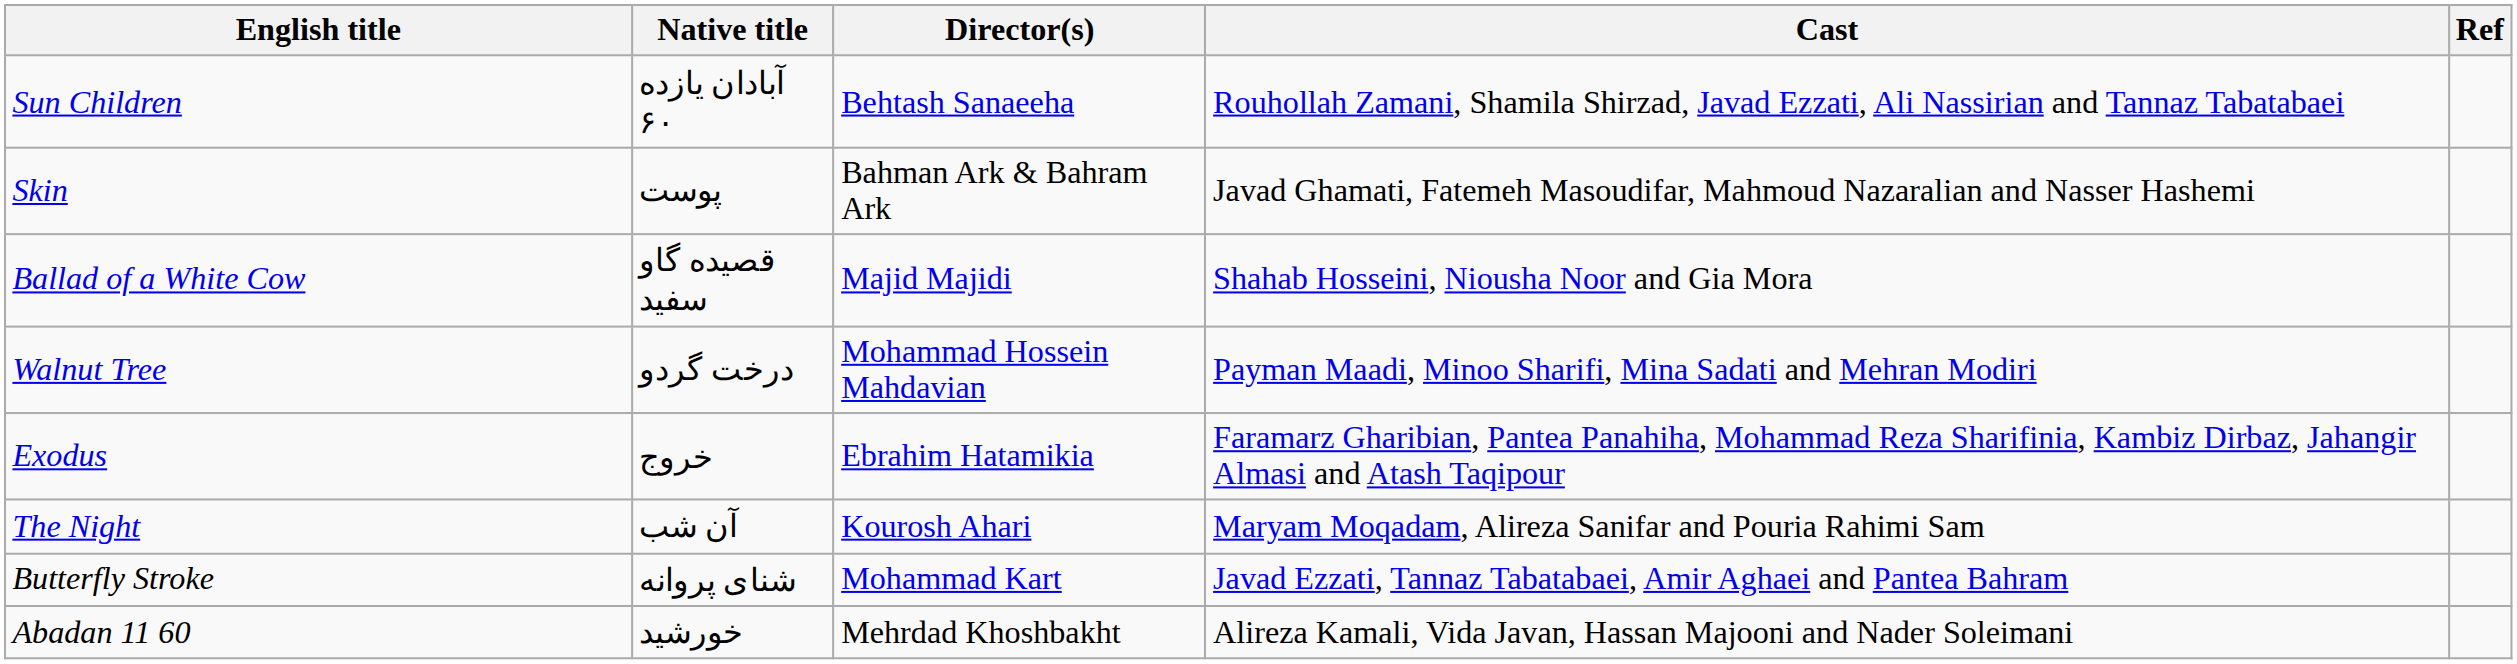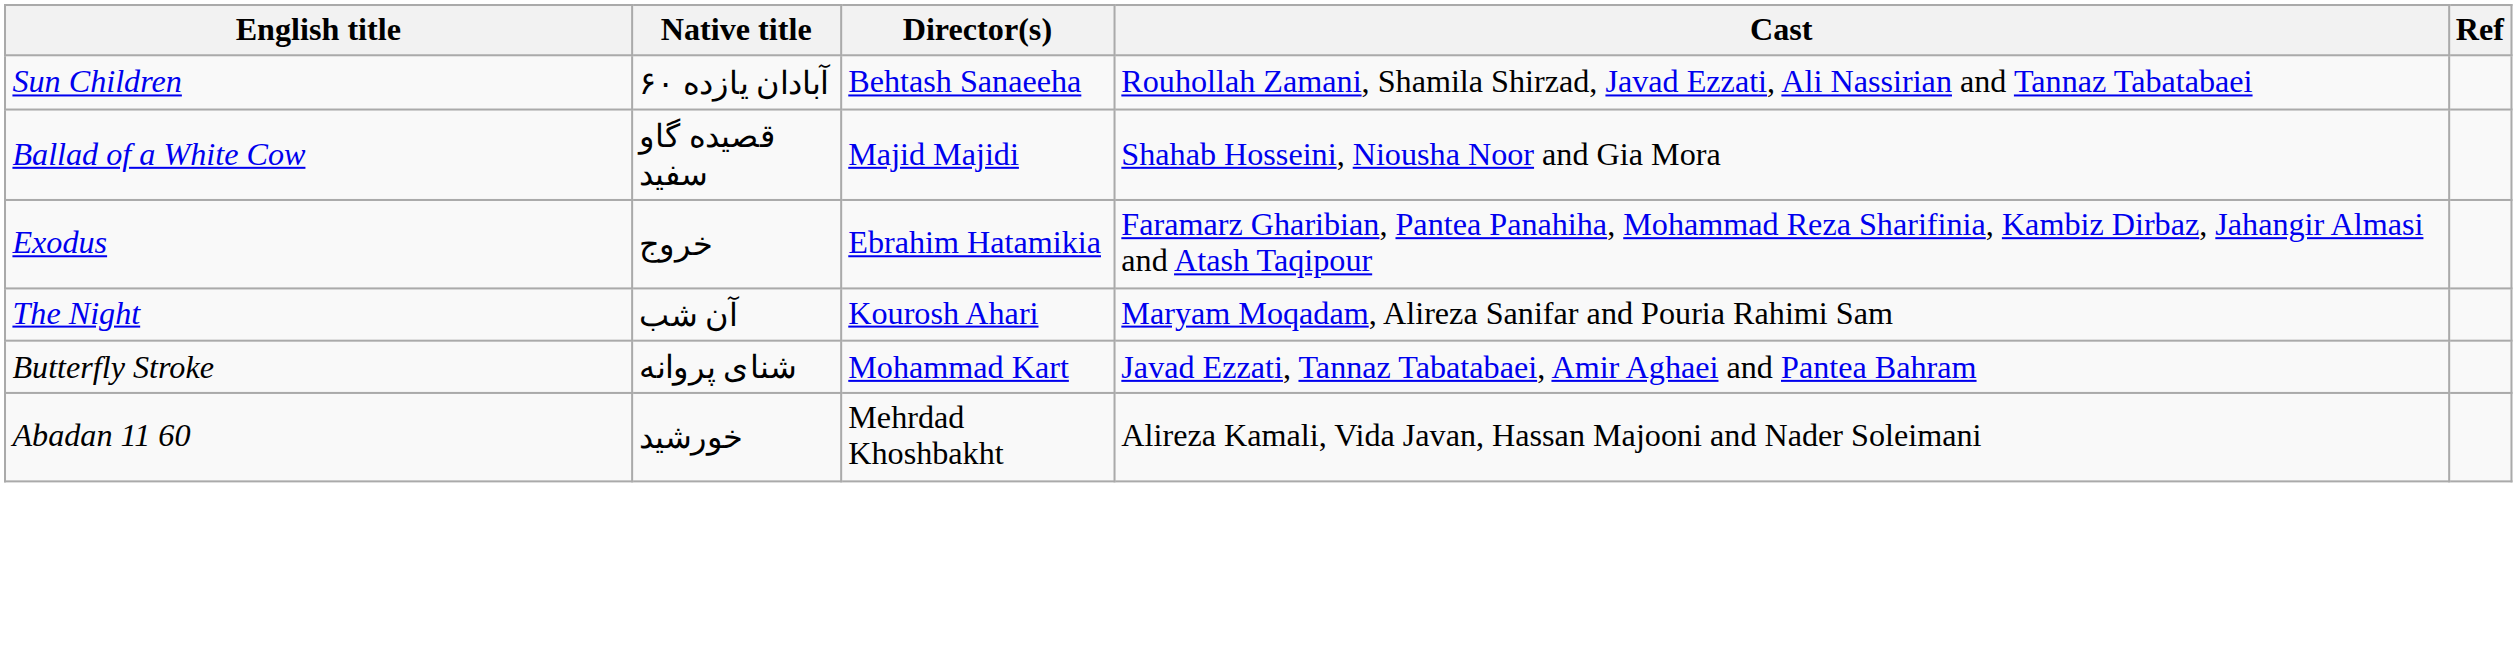- row: (40, 190)
- row: (89, 368)
